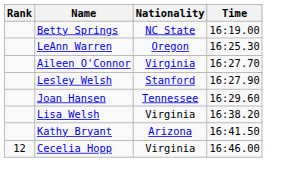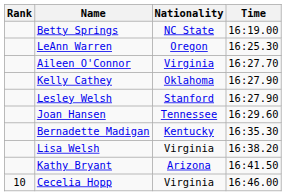+ row: (74, 81)
+ row: (93, 132)
(19, 148) 12 -> (19, 182) 10
